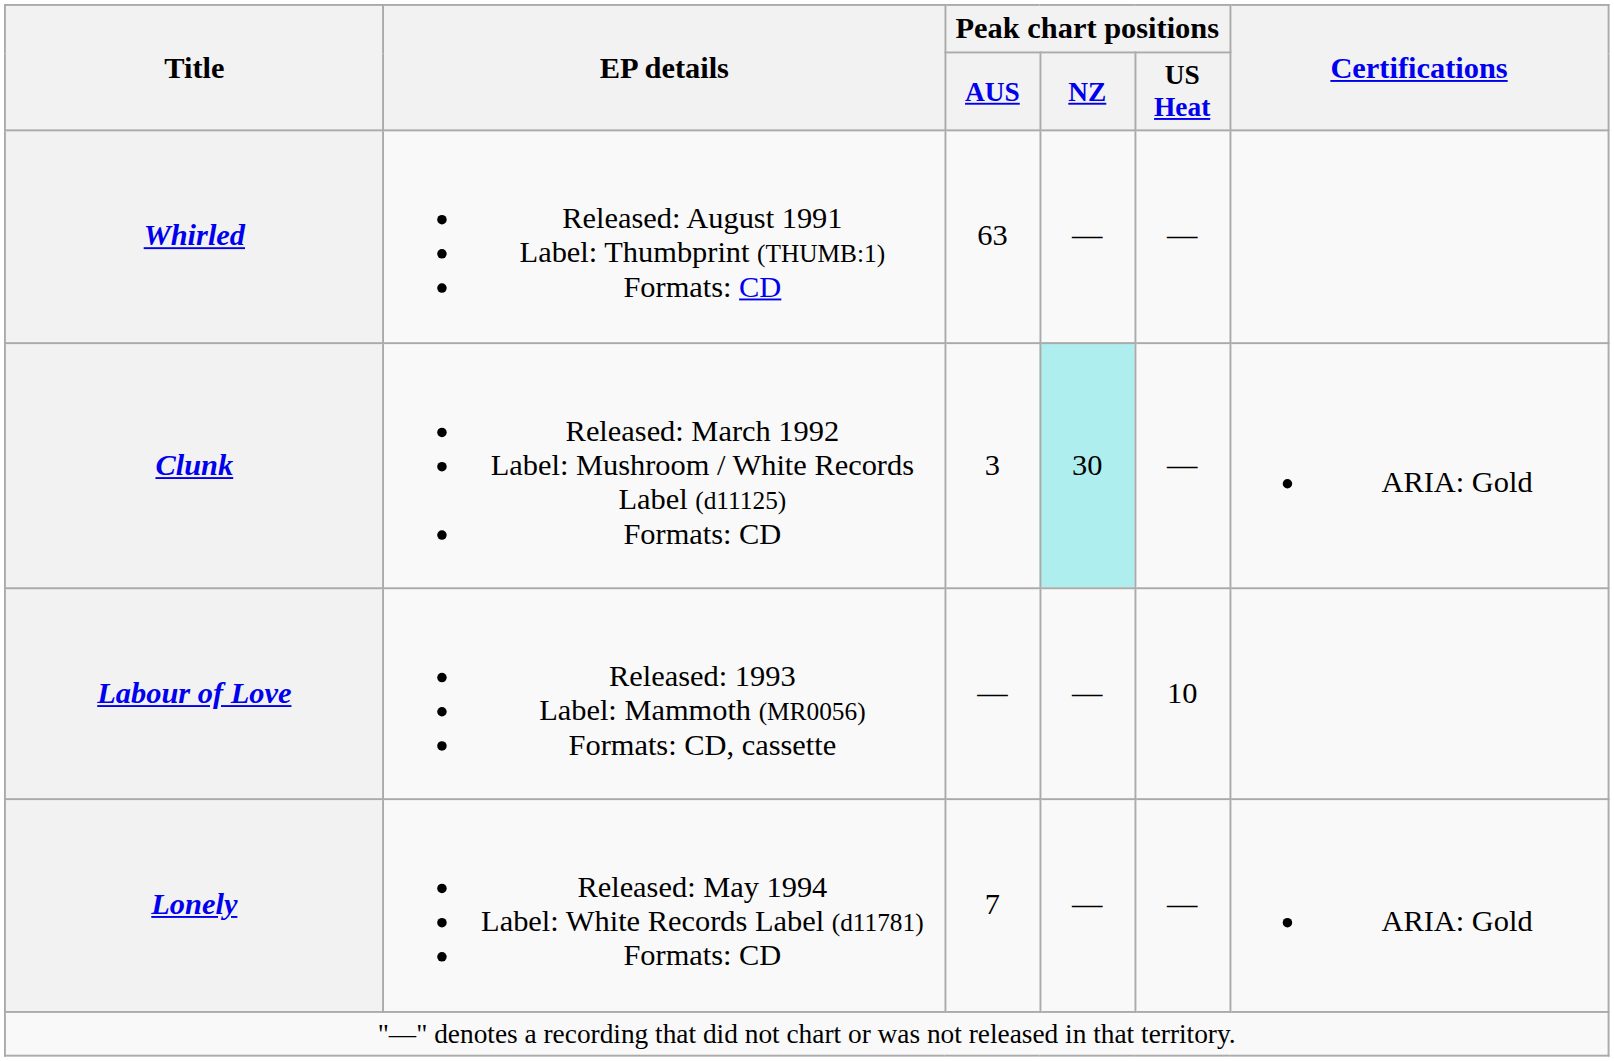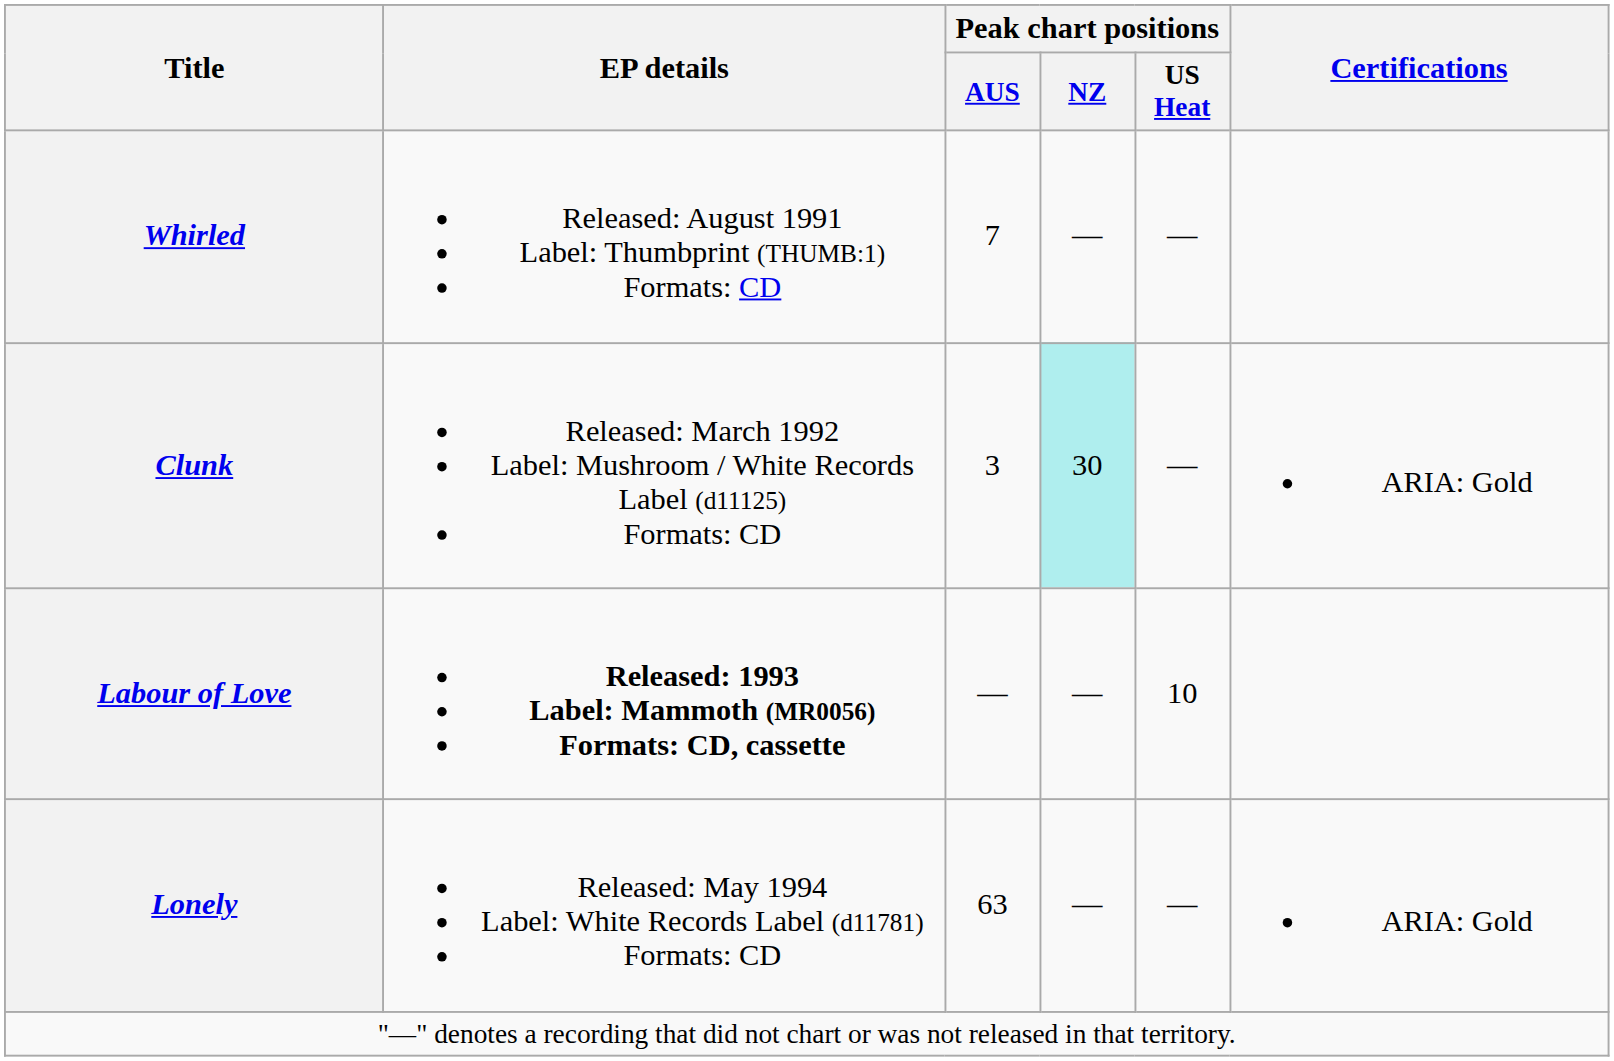(992, 235) 63 -> (992, 235) 7
(664, 711) normal -> (664, 711) bold
(992, 904) 7 -> (992, 904) 63
